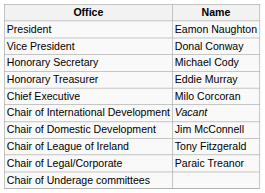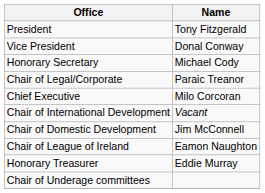(216, 29) Eamon Naughton -> (211, 29) Tony Fitzgerald
rows swapped: (53, 79) <-> (65, 163)
(211, 146) Tony Fitzgerald -> (216, 146) Eamon Naughton
